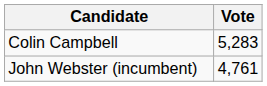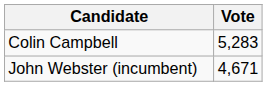(238, 68) 4,761 -> (238, 68) 4,671
